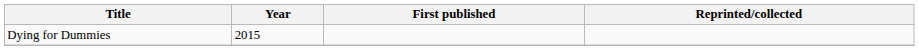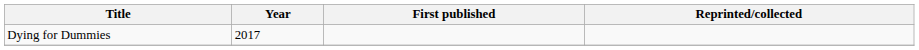(247, 34) 2015 -> (247, 34) 2017
